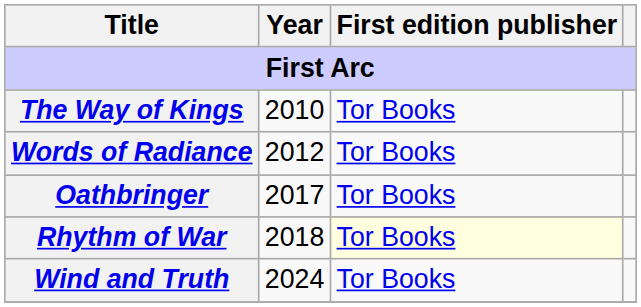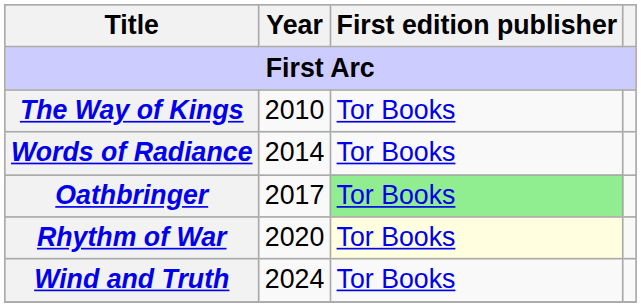(295, 152) 2012 -> (295, 152) 2014
(396, 195) no background -> (396, 195) lightgreen background
(295, 237) 2018 -> (295, 237) 2020
